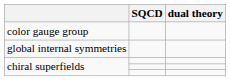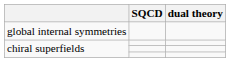- row: (48, 31)
